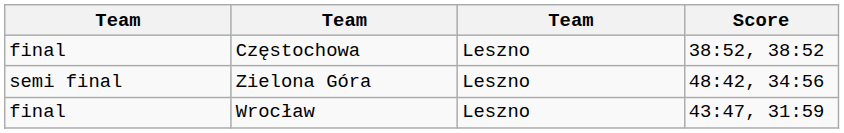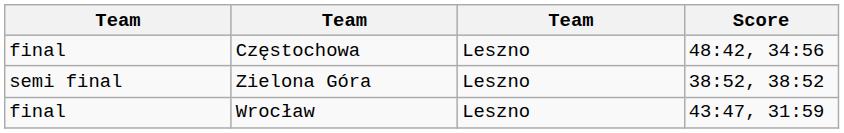(757, 51) 38:52, 38:52 -> (757, 51) 48:42, 34:56
(757, 82) 48:42, 34:56 -> (757, 82) 38:52, 38:52
